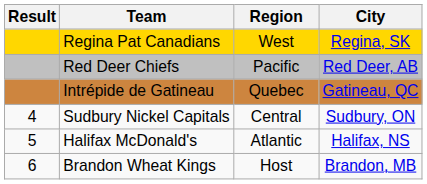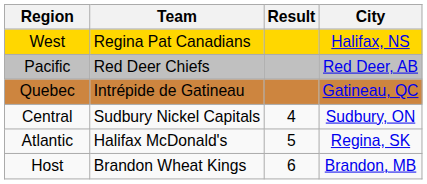columns swapped: (32, 16) <-> (276, 16)
(371, 41) Regina, SK -> (371, 41) Halifax, NS
(371, 141) Halifax, NS -> (371, 141) Regina, SK
